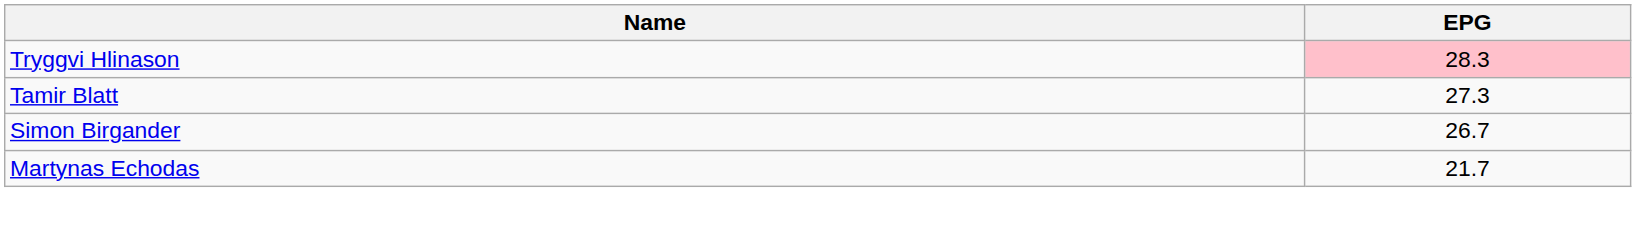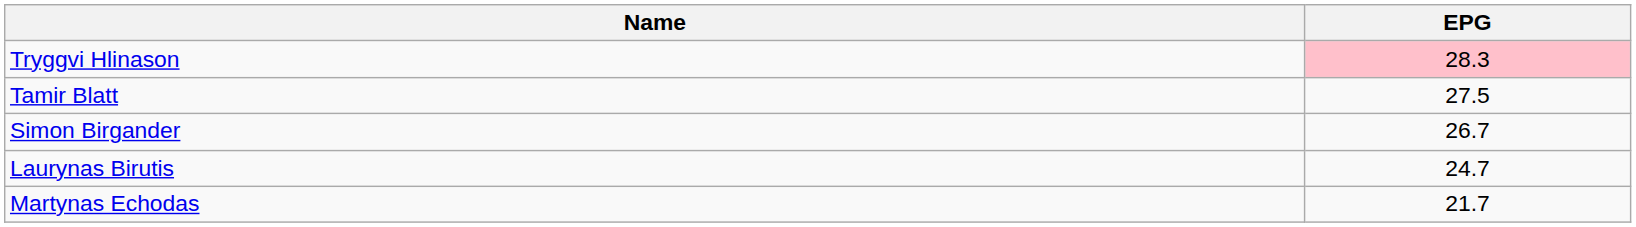(1468, 95) 27.3 -> (1468, 95) 27.5
+ row: (92, 167)
